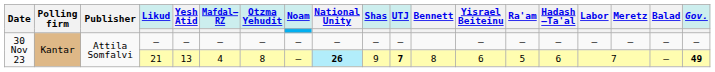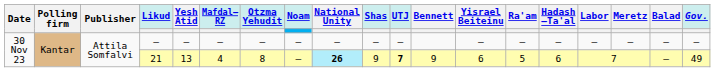(433, 58) 8 -> (433, 58) 9
(696, 58) bold -> (696, 58) normal
